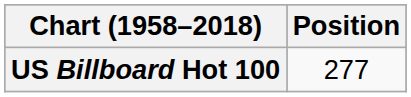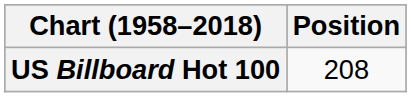(346, 69) 277 -> (346, 69) 208
